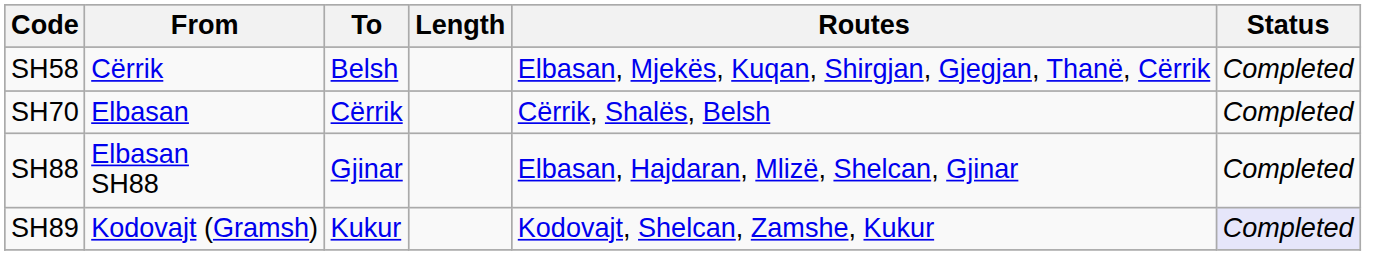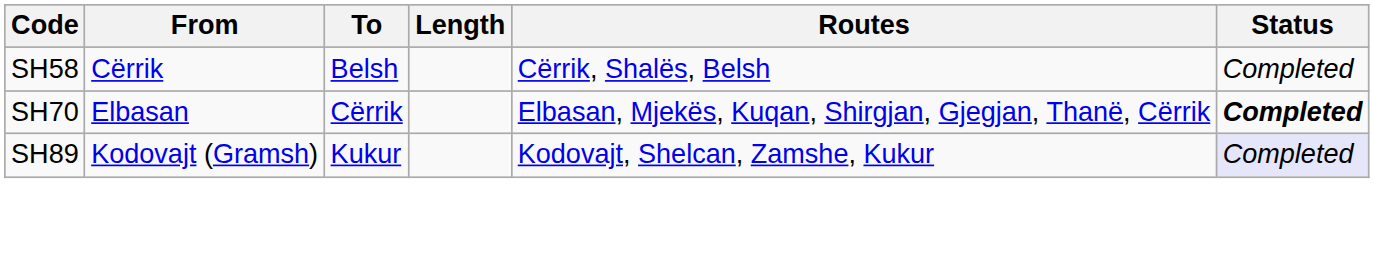(864, 68) Elbasan, Mjekës, Kuqan, Shirgjan, Gjegjan, Thanë, Cërrik -> (644, 68) Cërrik, Shalës, Belsh
(644, 111) Cërrik, Shalës, Belsh -> (864, 111) Elbasan, Mjekës, Kuqan, Shirgjan, Gjegjan, Thanë, Cërrik
(1288, 111) normal -> (1293, 111) bold
- row: (45, 169)
